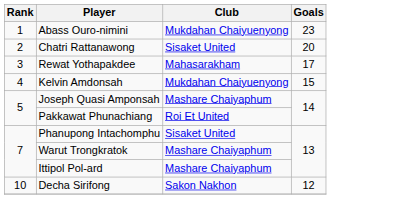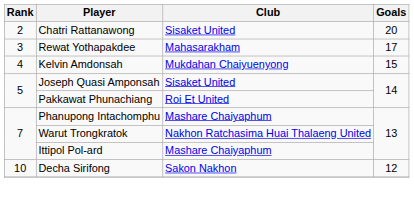- row: (83, 30)
(218, 99) Mashare Chaiyaphum -> (200, 82) Sisaket United
(200, 133) Sisaket United -> (218, 116) Mashare Chaiyaphum
(218, 151) Mashare Chaiyaphum -> (268, 133) Nakhon Ratchasima Huai Thalaeng United
